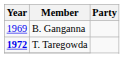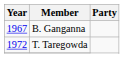(17, 28) 1969 -> (17, 28) 1967
(17, 45) bold -> (17, 45) normal
